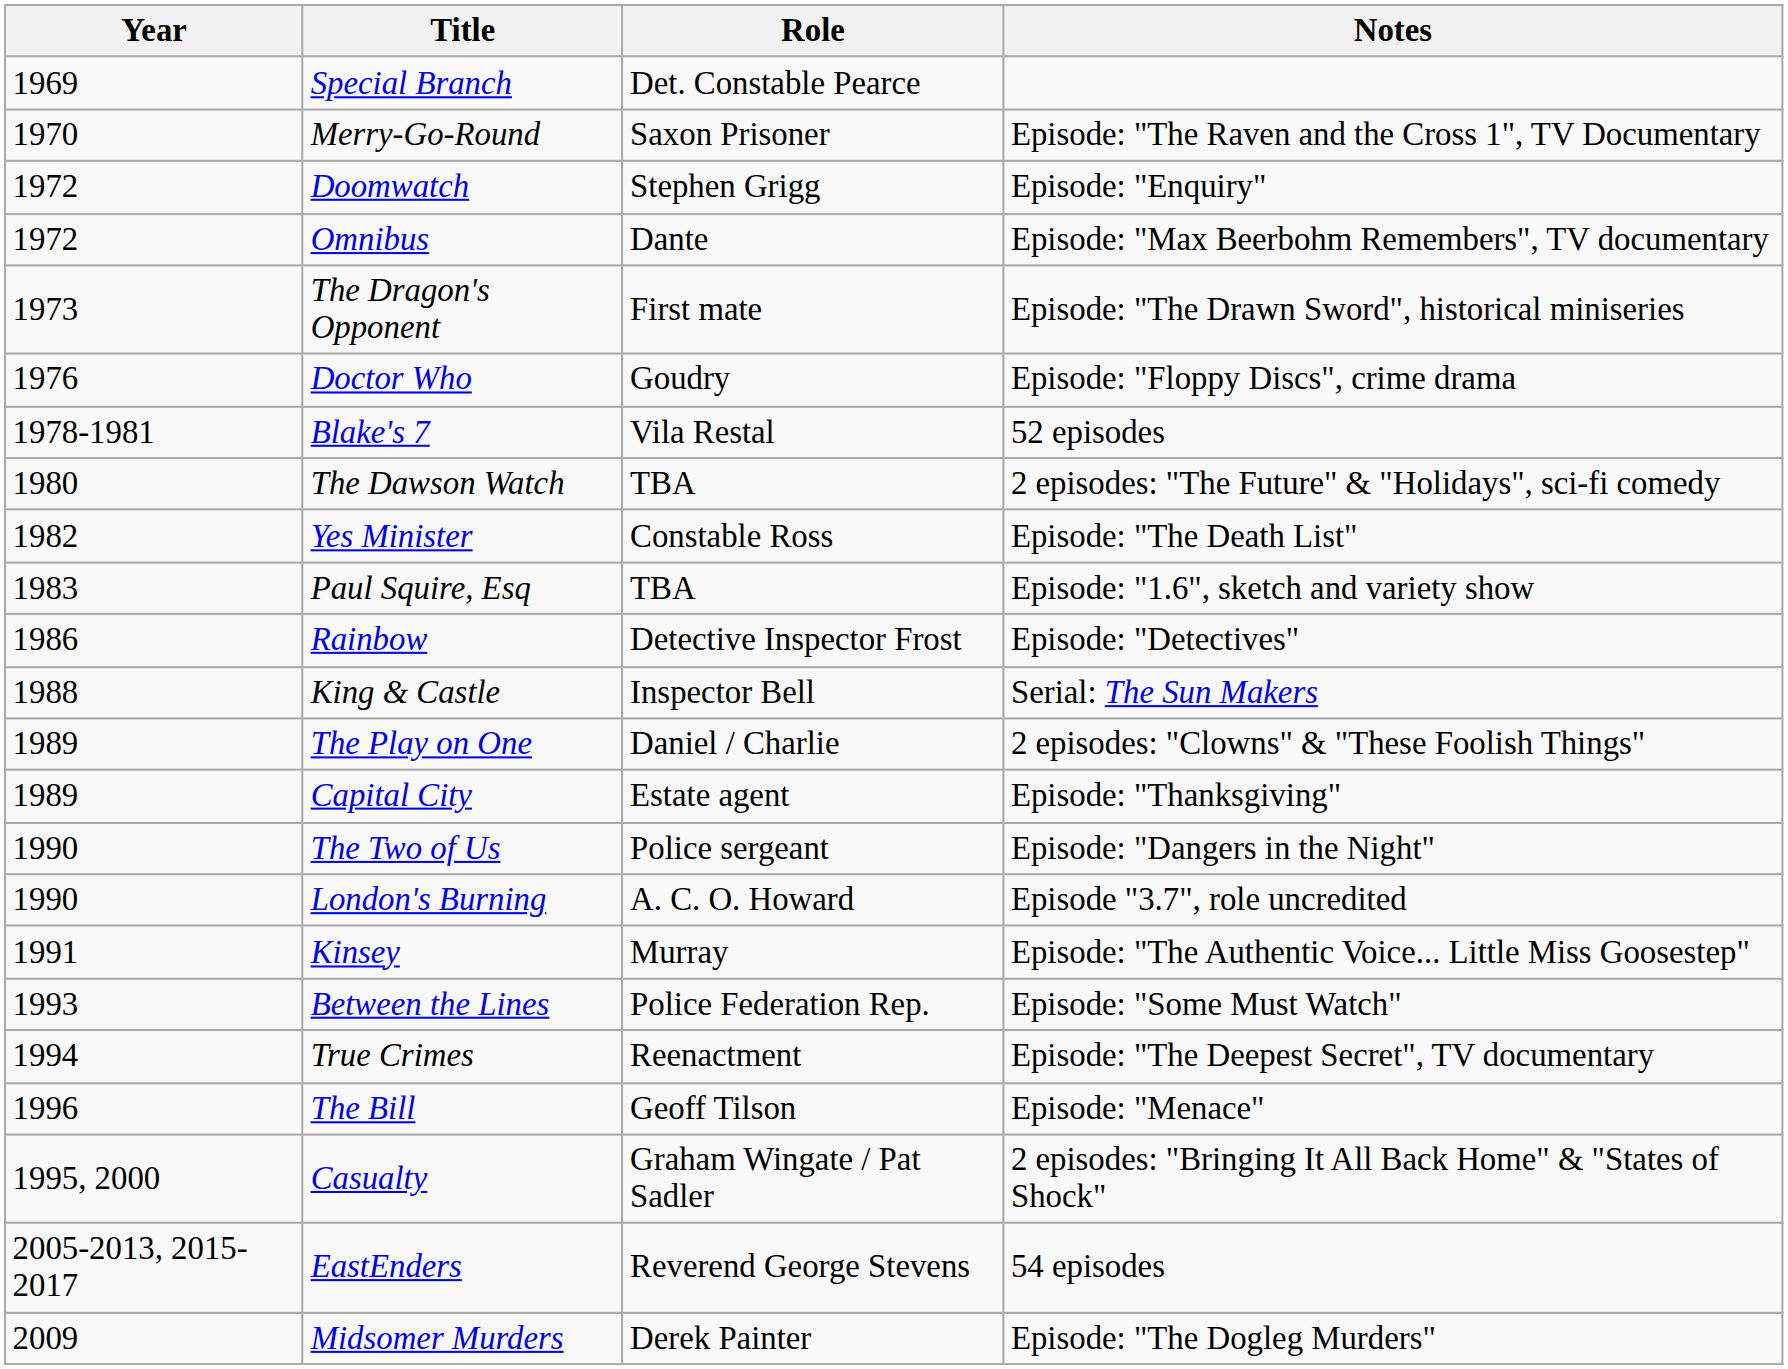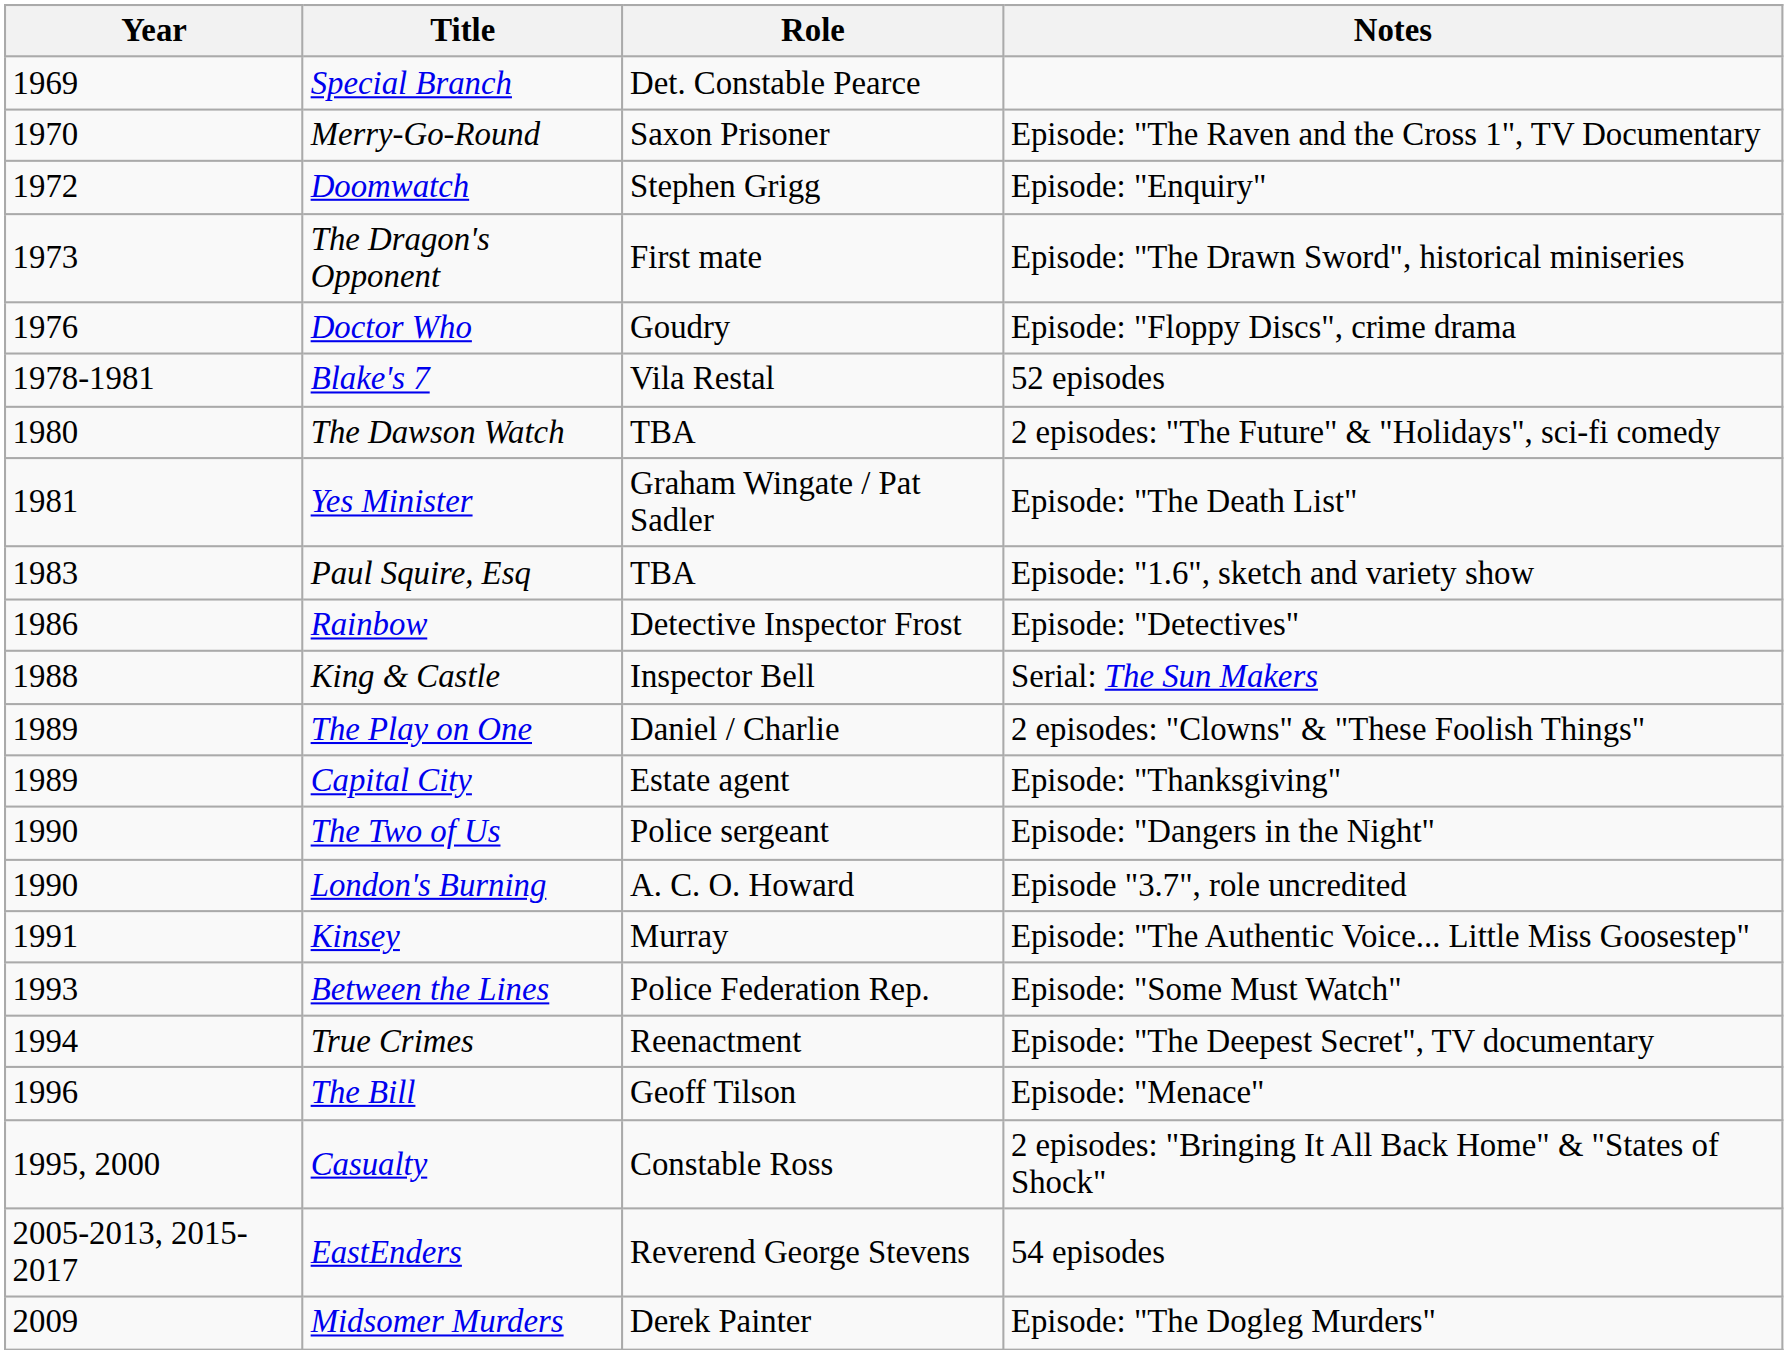- row: (370, 238)
(45, 535) 1982 -> (45, 502) 1981
(732, 535) Constable Ross -> (775, 502) Graham Wingate / Pat Sadler
(775, 1178) Graham Wingate / Pat Sadler -> (732, 1163) Constable Ross
